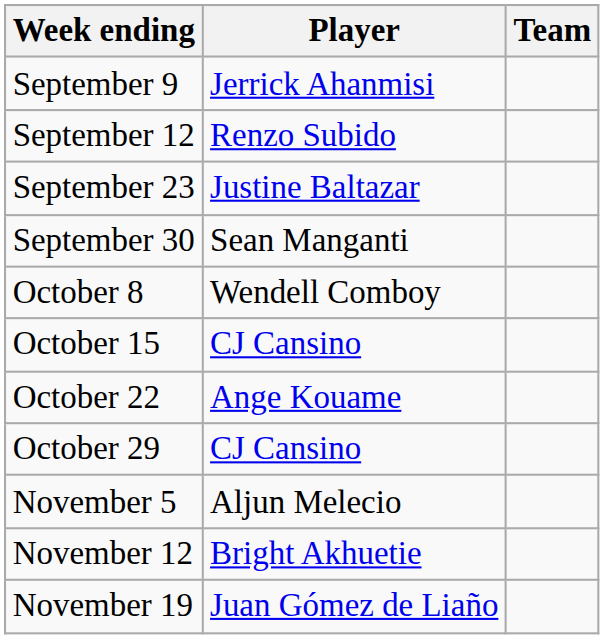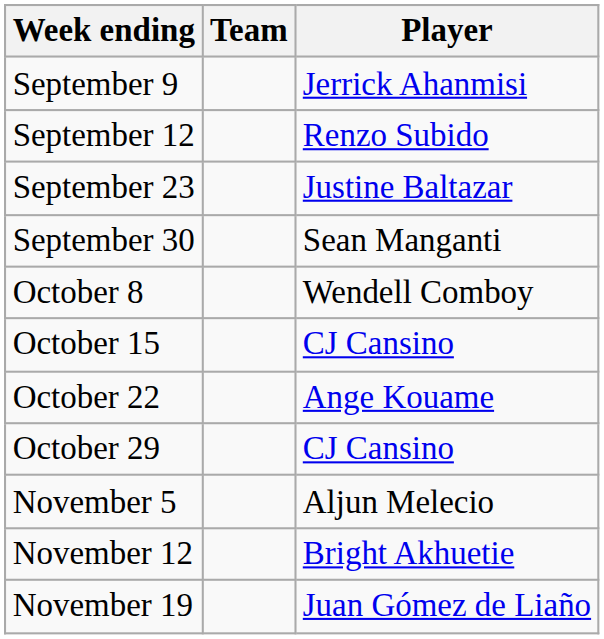columns swapped: (354, 30) <-> (552, 30)
